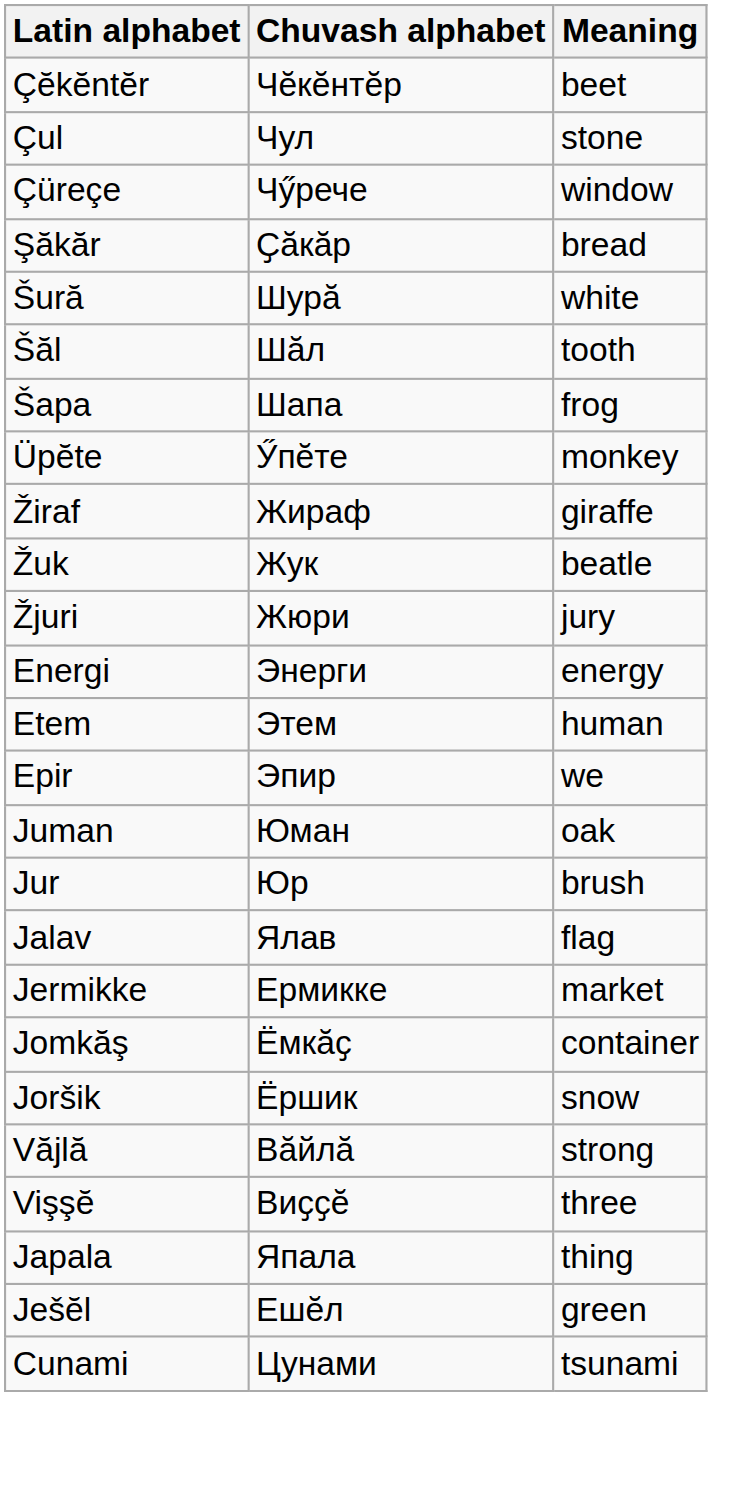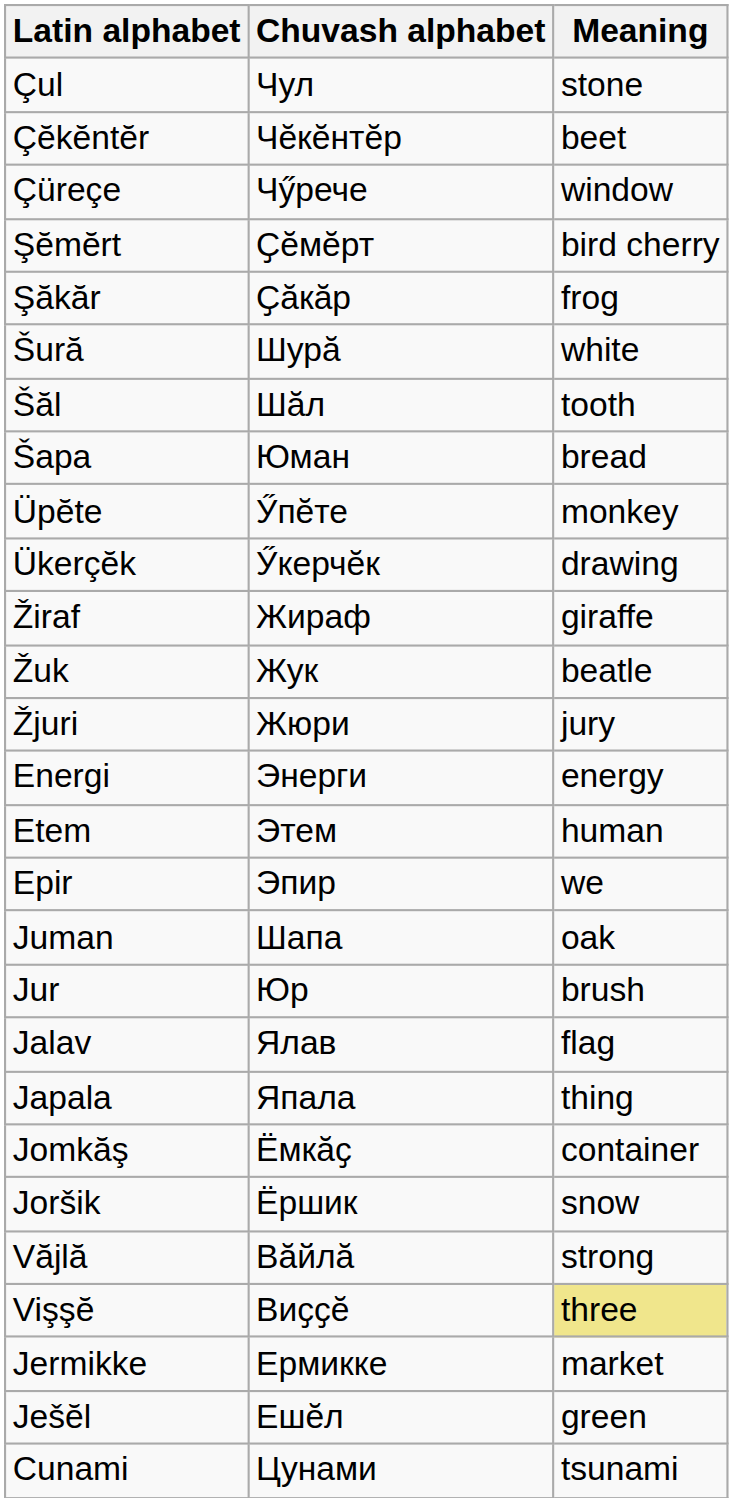rows swapped: (81, 84) <-> (38, 137)
+ row: (67, 244)
(604, 244) bread -> (590, 297) frog
(299, 404) Шапа -> (303, 457) Юман
(590, 404) frog -> (604, 457) bread
+ row: (74, 564)
(303, 830) Юман -> (299, 937) Шапа
rows swapped: (62, 1256) <-> (80, 990)
(599, 1203) no background -> (599, 1310) khaki background
